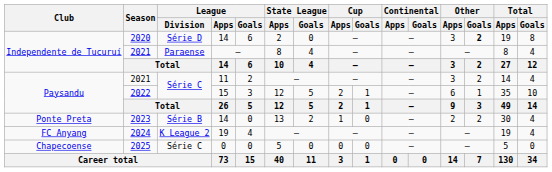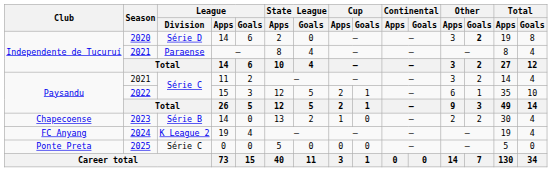(64, 120) Ponte Preta -> (64, 120) Chapecoense
(64, 147) Chapecoense -> (64, 147) Ponte Preta
